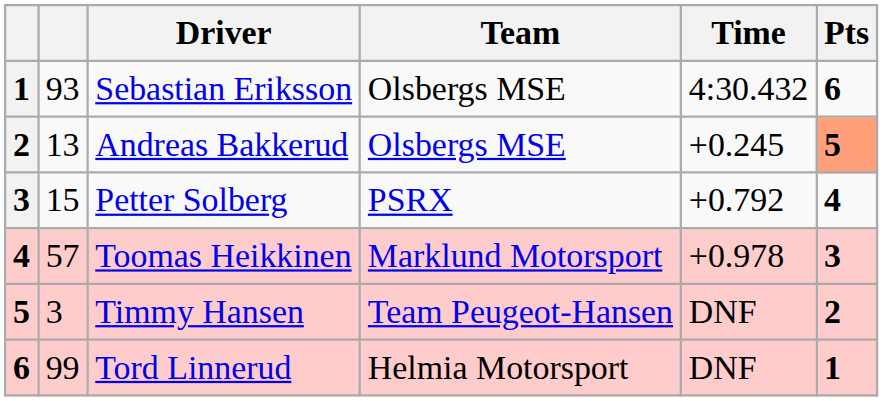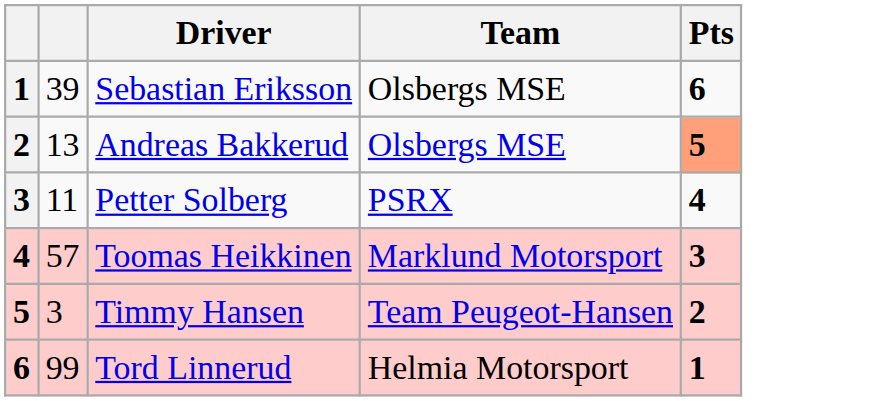- column: (749, 32)
(63, 88) 93 -> (63, 88) 39
(63, 200) 15 -> (62, 200) 11
